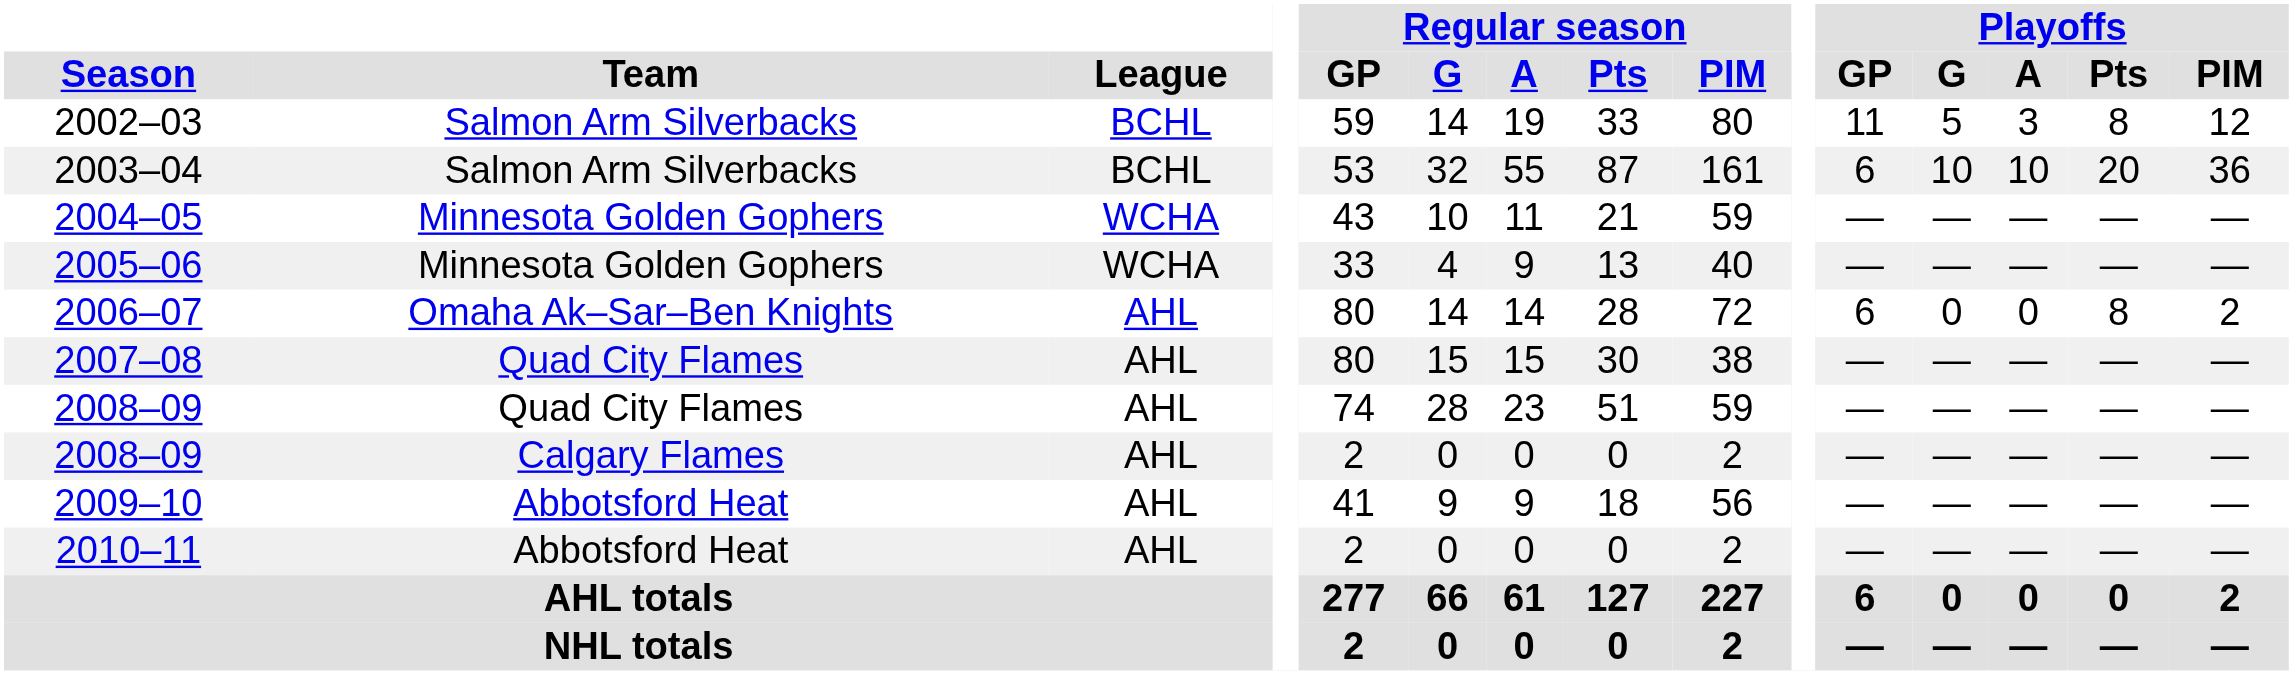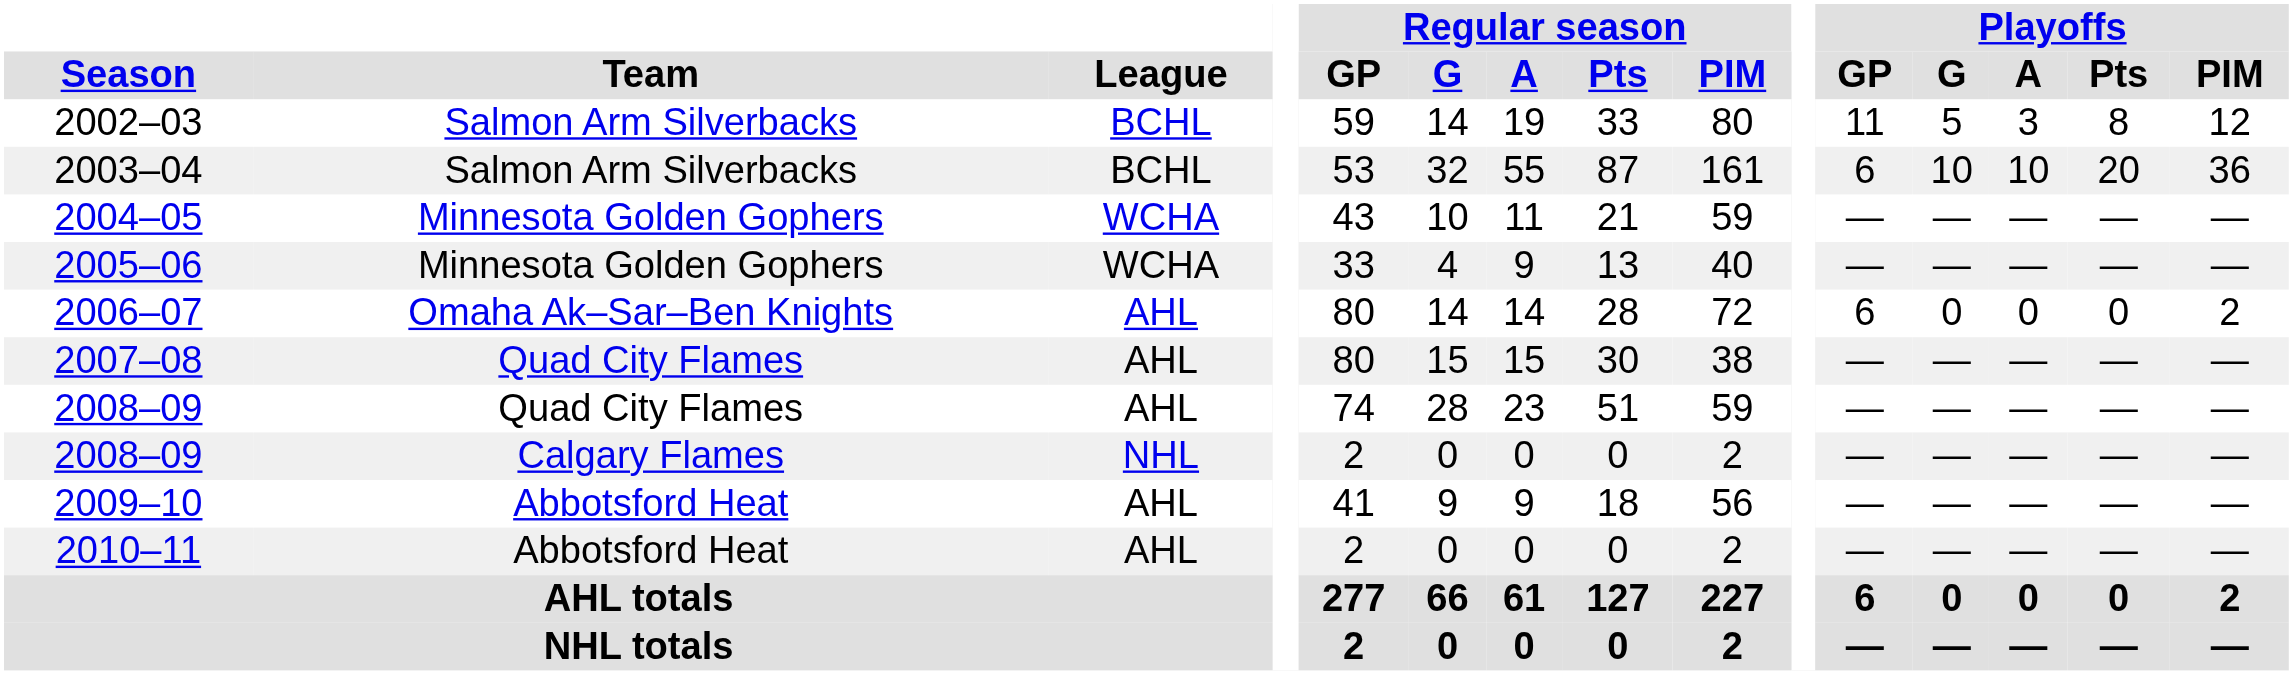(2119, 312) 8 -> (2119, 312) 0
(1161, 455) AHL -> (1161, 455) NHL
